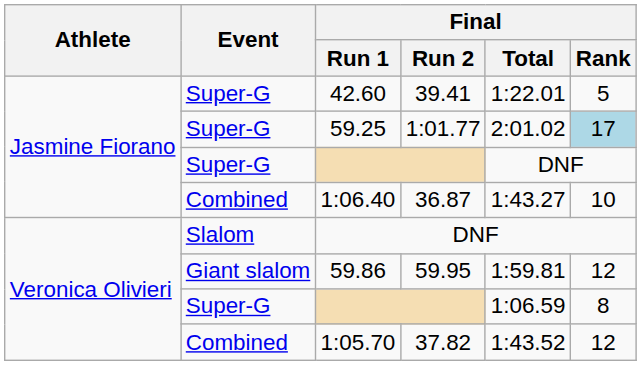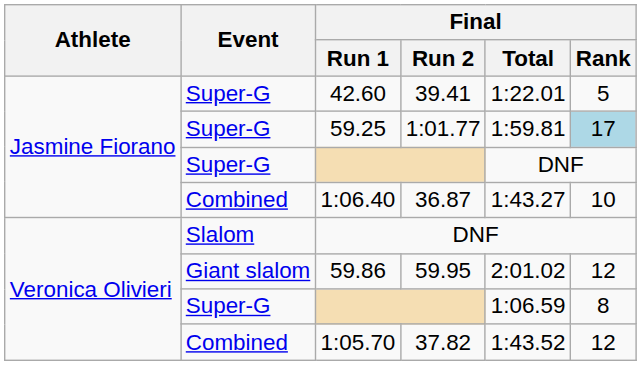(528, 128) 2:01.02 -> (528, 128) 1:59.81
(528, 270) 1:59.81 -> (528, 270) 2:01.02
